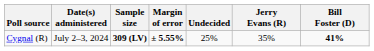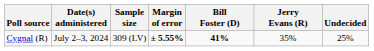columns swapped: (335, 17) <-> (209, 23)
(130, 38) bold -> (130, 38) normal
